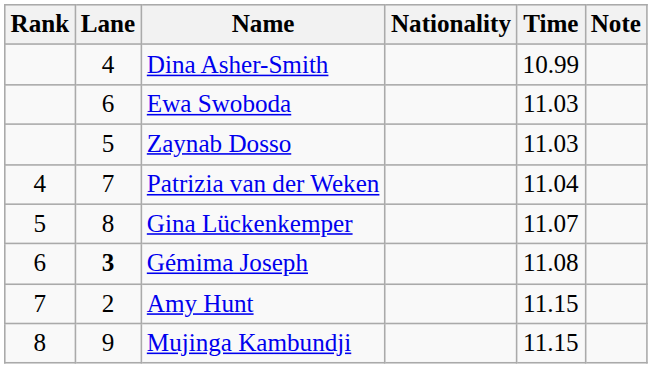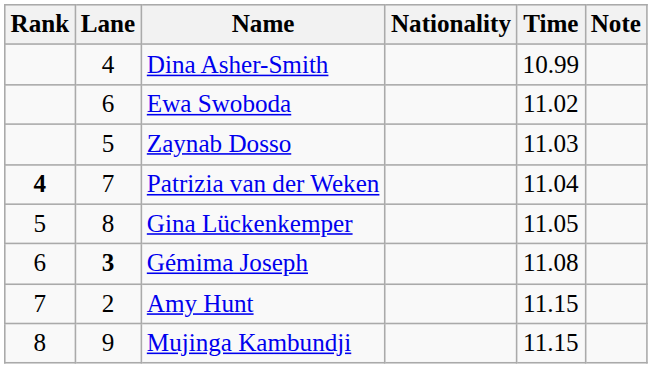(551, 104) 11.03 -> (551, 104) 11.02
(40, 183) normal -> (40, 183) bold
(551, 223) 11.07 -> (551, 223) 11.05
